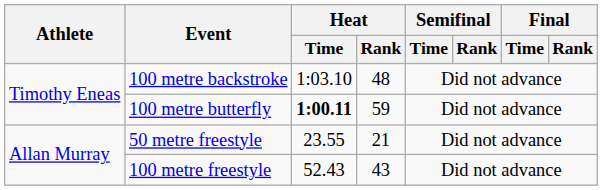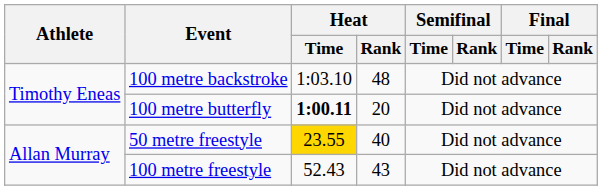(381, 109) 59 -> (381, 109) 20
(324, 140) no background -> (324, 140) gold background
(381, 140) 21 -> (381, 140) 40
